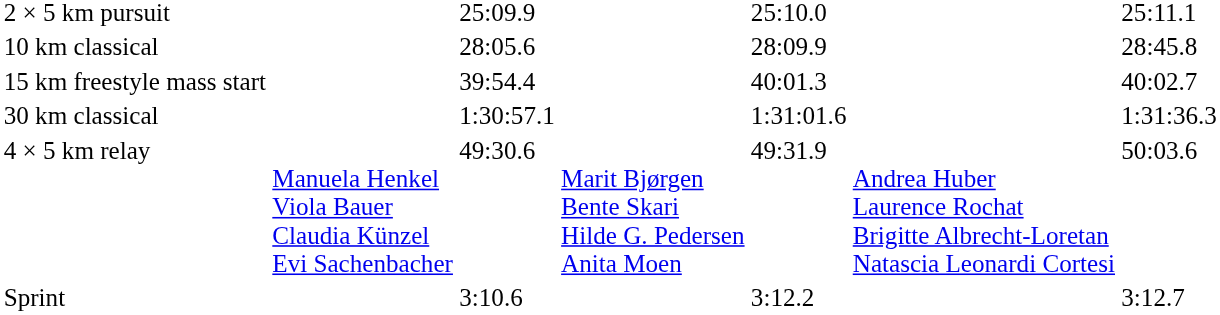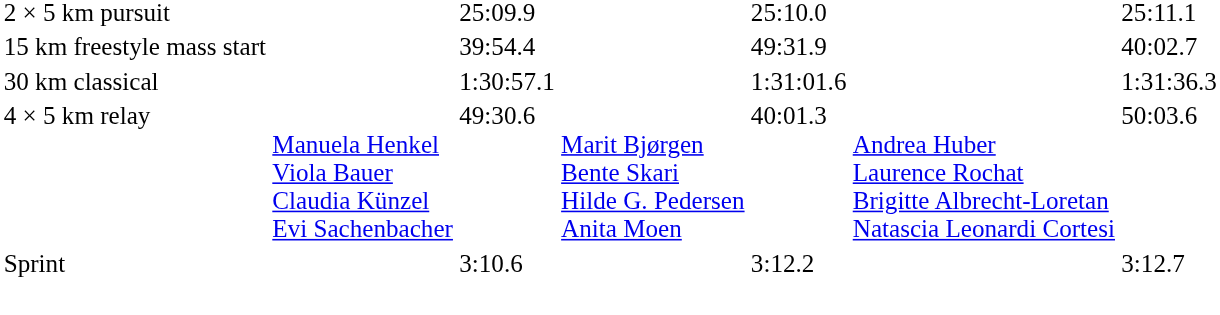- row: (81, 47)
(789, 81) 40:01.3 -> (789, 47) 49:31.9
(789, 150) 49:31.9 -> (789, 116) 40:01.3
